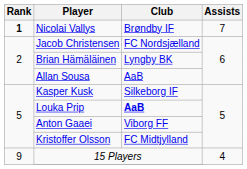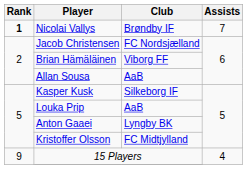(148, 60) Lyngby BK -> (146, 60) Viborg FF
(134, 108) bold -> (134, 108) normal
(146, 124) Viborg FF -> (148, 124) Lyngby BK
